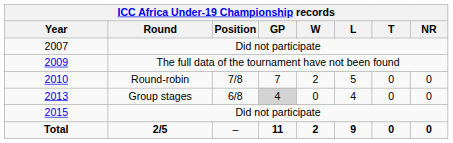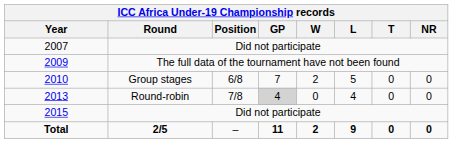(160, 79) Round-robin -> (160, 79) Group stages
(235, 79) 7/8 -> (235, 79) 6/8
(160, 96) Group stages -> (160, 96) Round-robin
(235, 96) 6/8 -> (235, 96) 7/8
